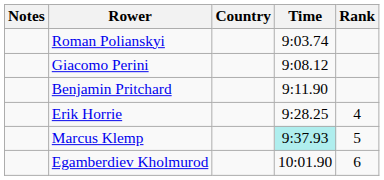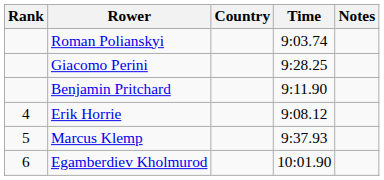columns swapped: (357, 16) <-> (26, 16)
(305, 65) 9:08.12 -> (304, 65) 9:28.25
(305, 114) 9:28.25 -> (304, 114) 9:08.12
(305, 138) paleturquoise background -> (304, 138) no background
